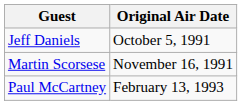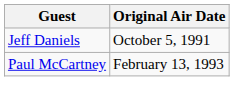- row: (57, 64)
